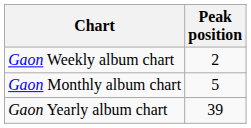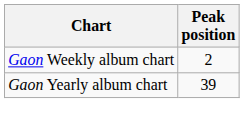- row: (95, 85)
